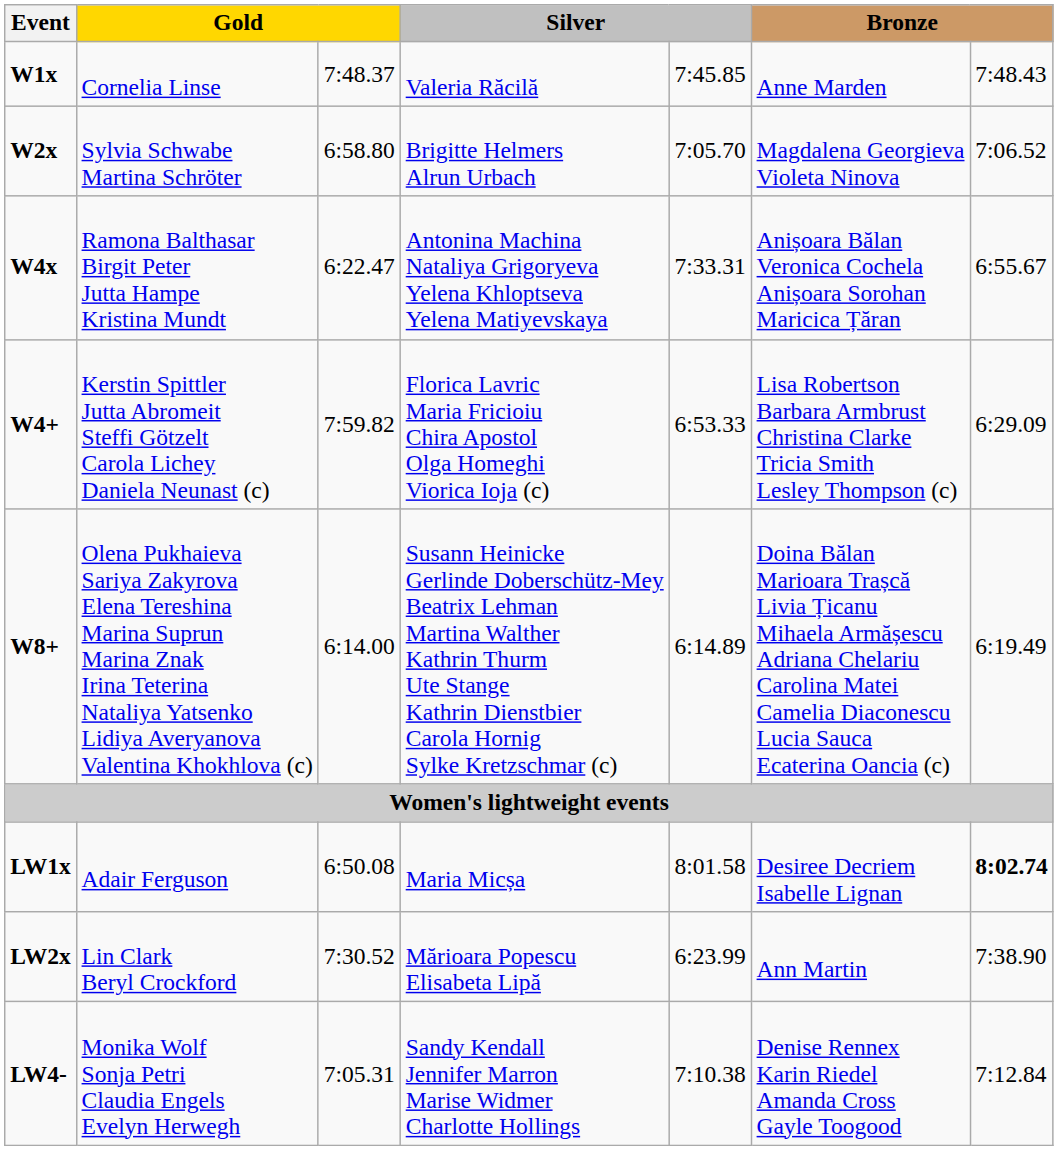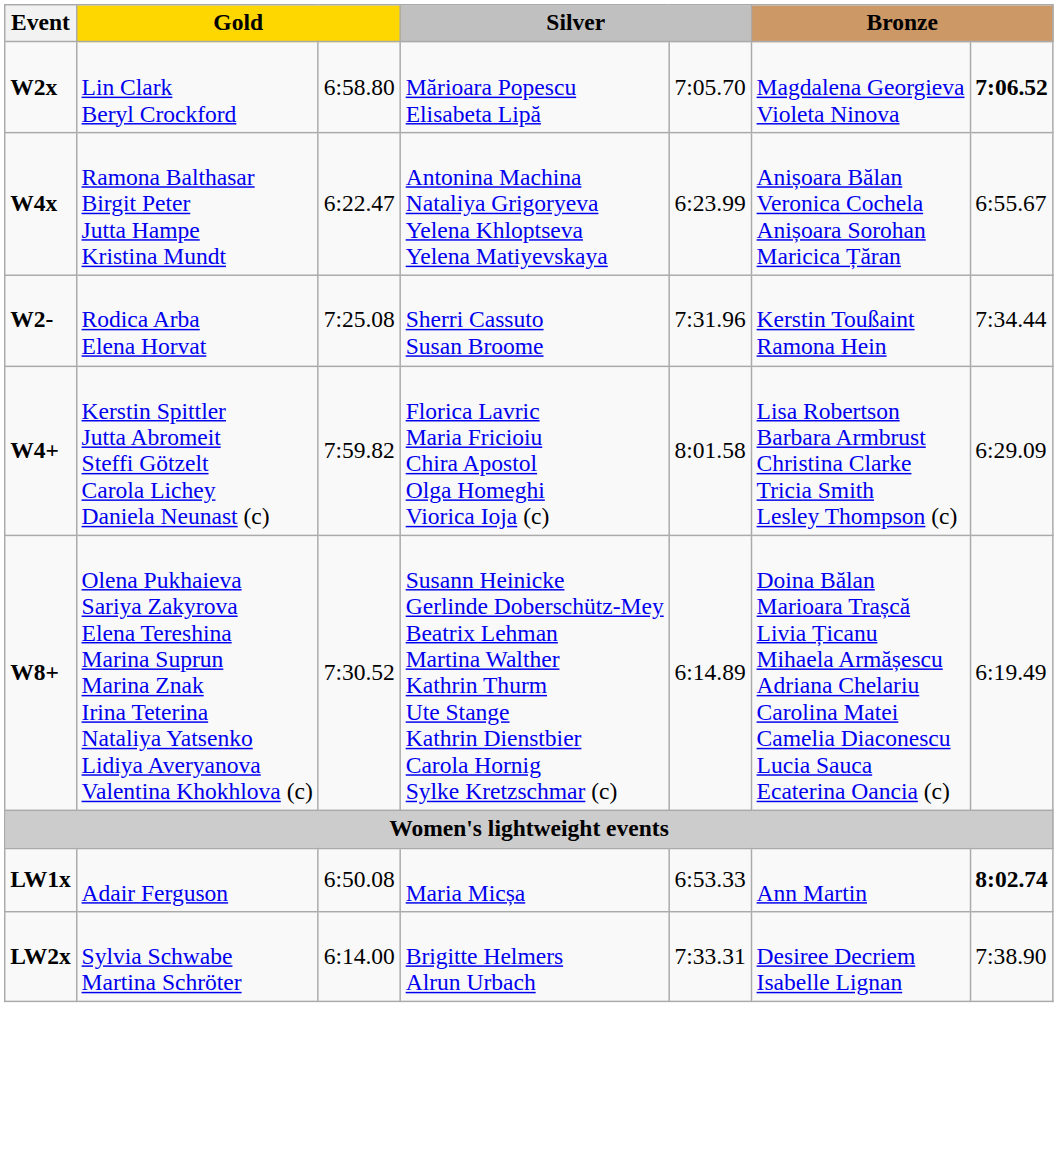- row: (34, 73)
(162, 163) Sylvia Schwabe Martina Schröter -> (159, 100) Lin Clark Beryl Crockford
(484, 163) Brigitte Helmers Alrun Urbach -> (491, 100) Mărioara Popescu Elisabeta Lipă
(1011, 150) normal -> (1012, 86) bold
(710, 267) 7:33.31 -> (710, 203) 6:23.99
+ row: (32, 320)
(710, 423) 6:53.33 -> (710, 450) 8:01.58
(359, 646) 6:14.00 -> (359, 672) 7:30.52
(710, 866) 8:01.58 -> (710, 879) 6:53.33
(836, 879) Desiree Decriem Isabelle Lignan -> (812, 892) Ann Martin
(159, 969) Lin Clark Beryl Crockford -> (162, 969) Sylvia Schwabe Martina Schröter
(359, 956) 7:30.52 -> (359, 956) 6:14.00
(491, 969) Mărioara Popescu Elisabeta Lipă -> (484, 969) Brigitte Helmers Alrun Urbach
(710, 956) 6:23.99 -> (710, 956) 7:33.31
(812, 969) Ann Martin -> (836, 969) Desiree Decriem Isabelle Lignan
- row: (38, 1073)
